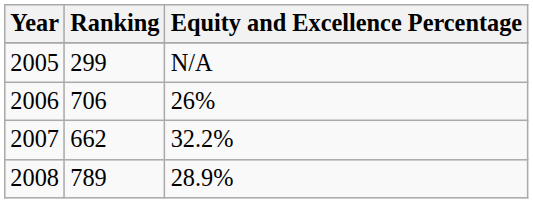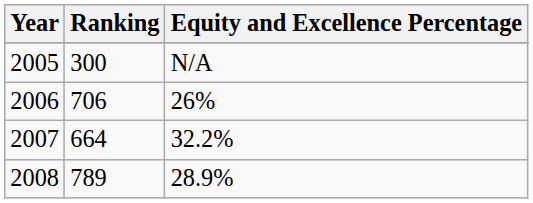(88, 62) 299 -> (88, 62) 300
(88, 139) 662 -> (88, 139) 664
